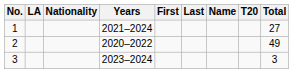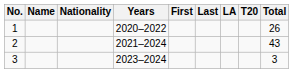columns swapped: (222, 12) <-> (34, 12)
(127, 28) 2021–2024 -> (141, 28) 2020–2022
(275, 28) 27 -> (275, 28) 26
(127, 44) 2020–2022 -> (141, 44) 2021–2024
(275, 44) 49 -> (275, 44) 43
